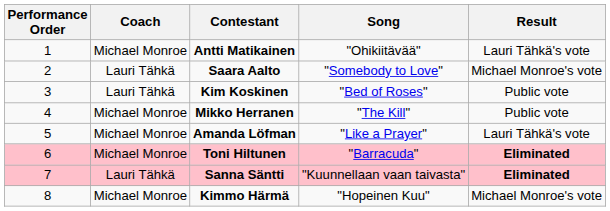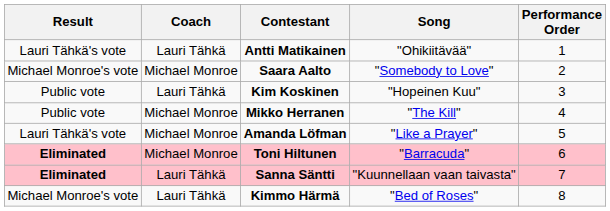columns swapped: (48, 22) <-> (537, 22)
(140, 50) Michael Monroe -> (191, 50) Lauri Tähkä
(140, 71) Lauri Tähkä -> (191, 71) Michael Monroe
(384, 92) "Bed of Roses" -> (434, 92) "Hopeinen Kuu"
(140, 196) Michael Monroe -> (191, 196) Lauri Tähkä
(384, 196) "Hopeinen Kuu" -> (434, 196) "Bed of Roses"
